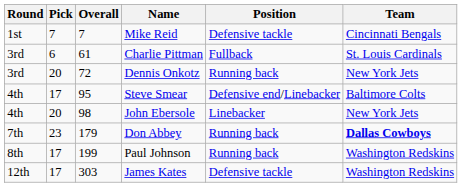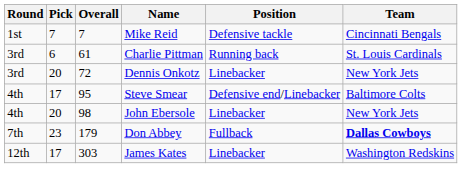(231, 53) Fullback -> (244, 53) Running back
(244, 73) Running back -> (237, 73) Linebacker
(244, 133) Running back -> (231, 133) Fullback
- row: (157, 152)
(251, 172) Defensive tackle -> (237, 152) Linebacker
